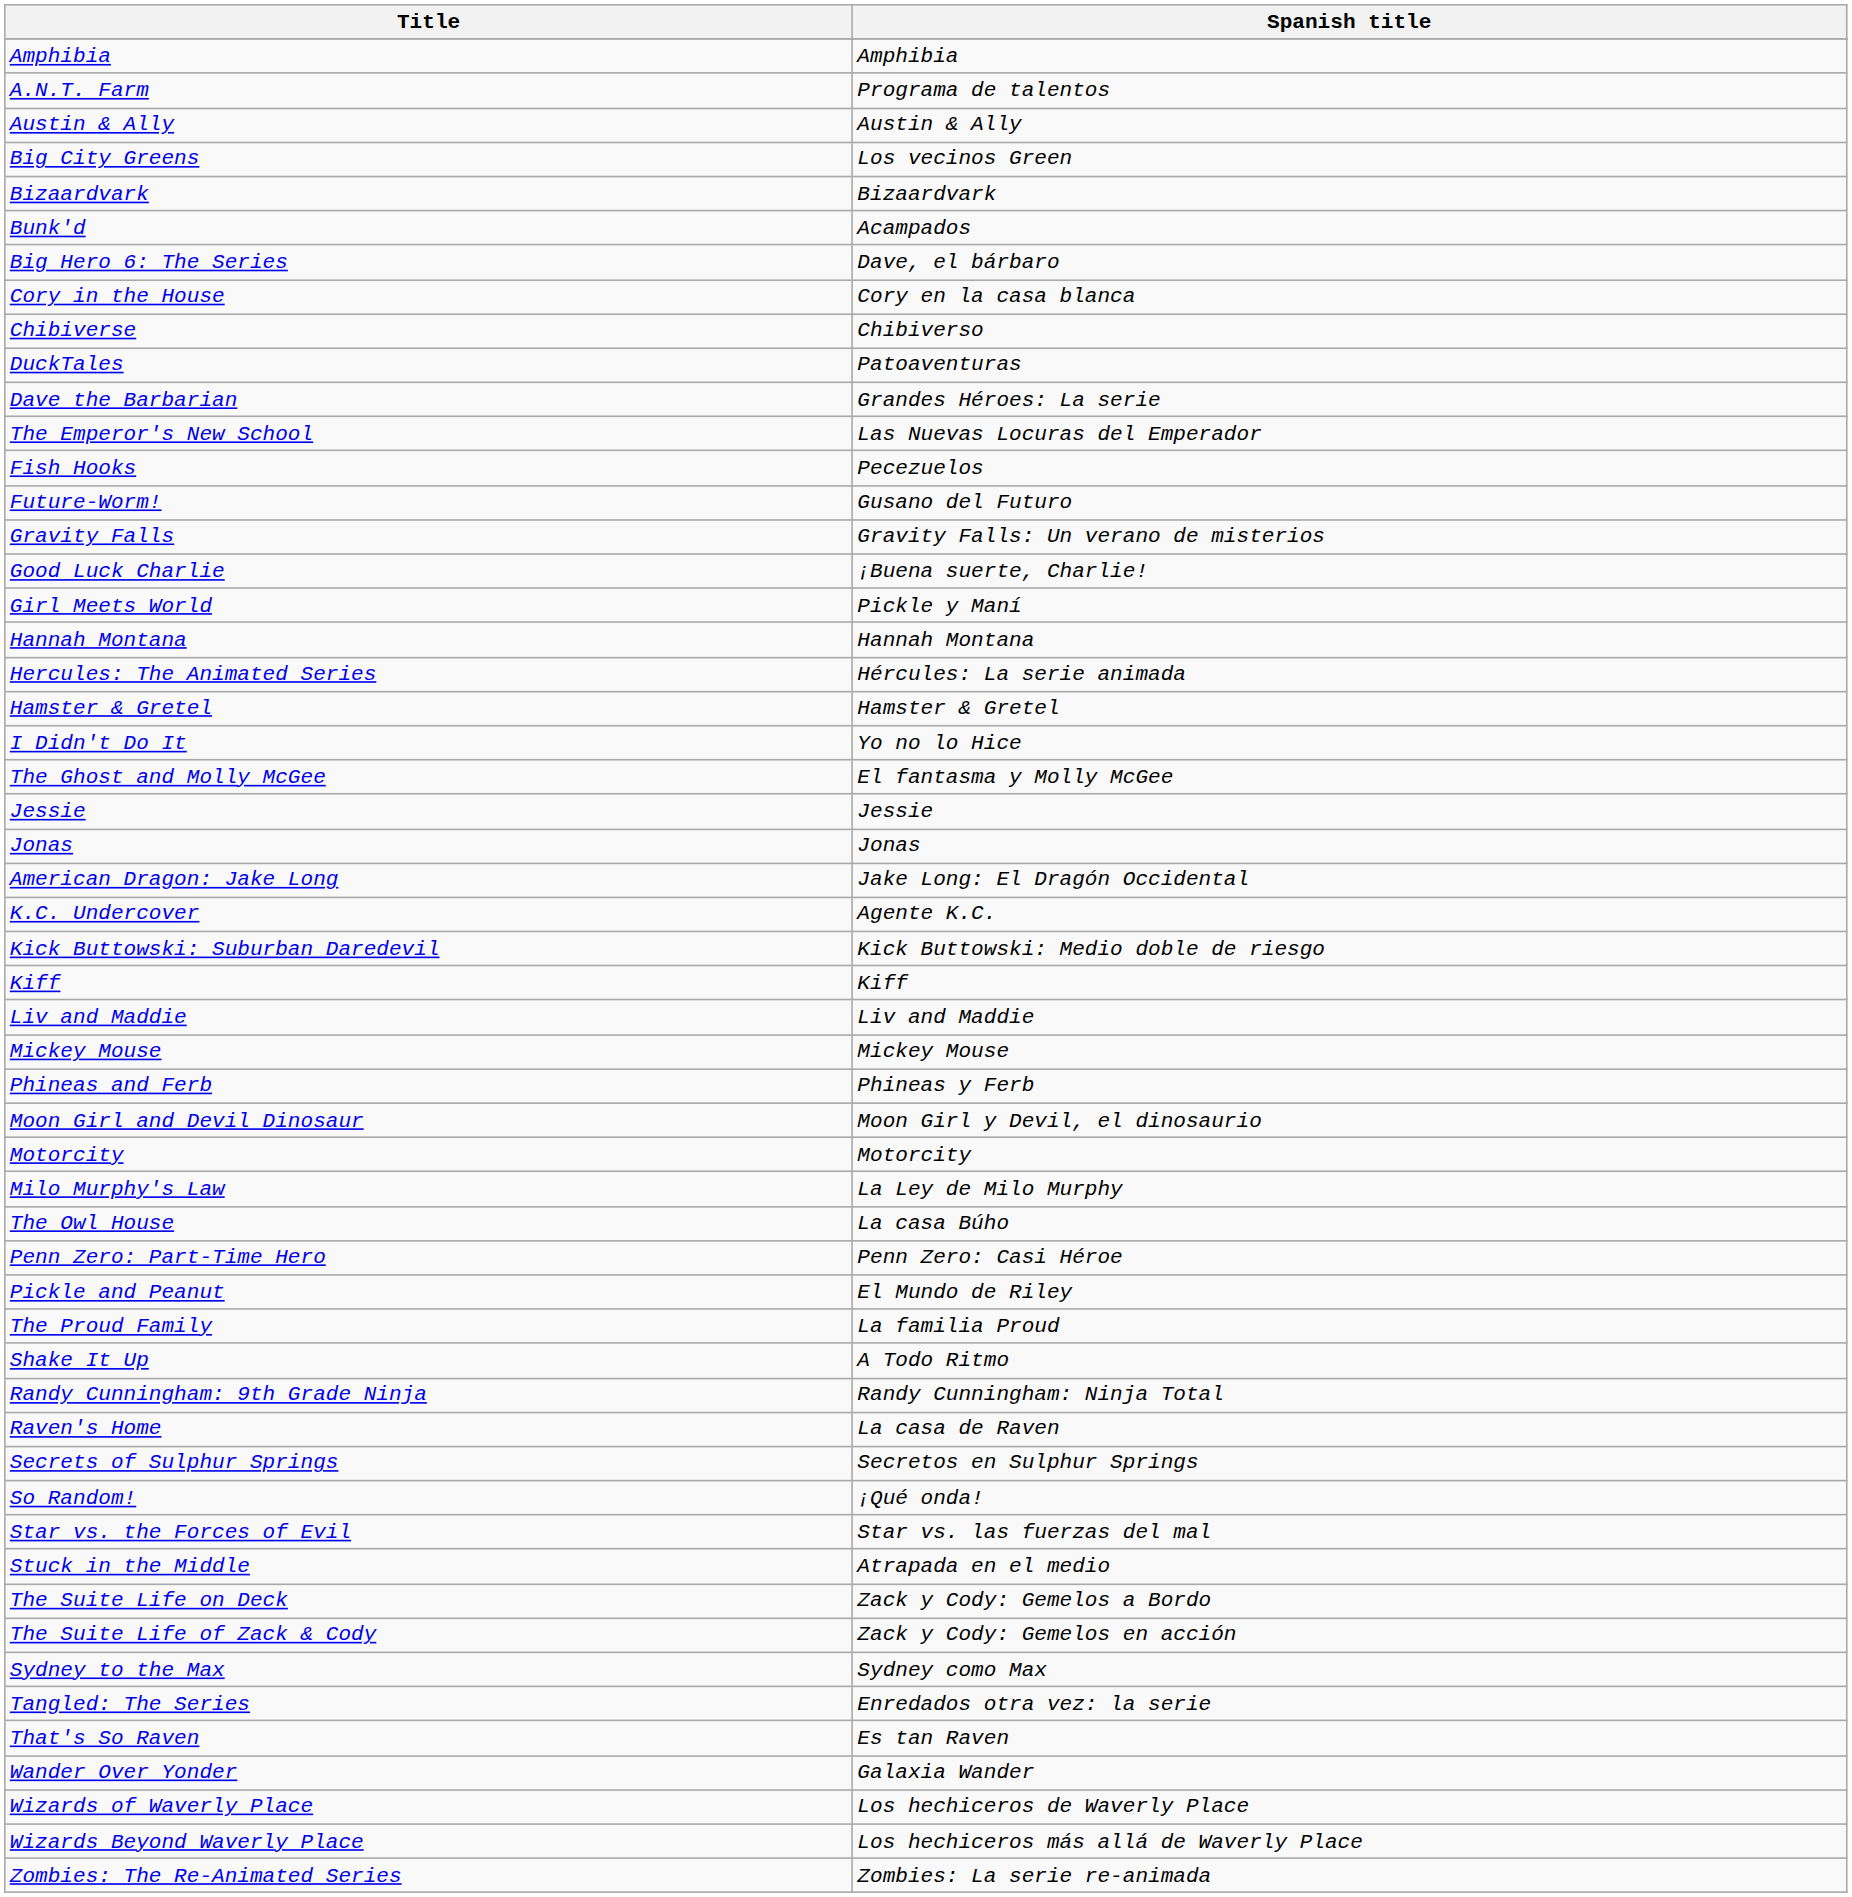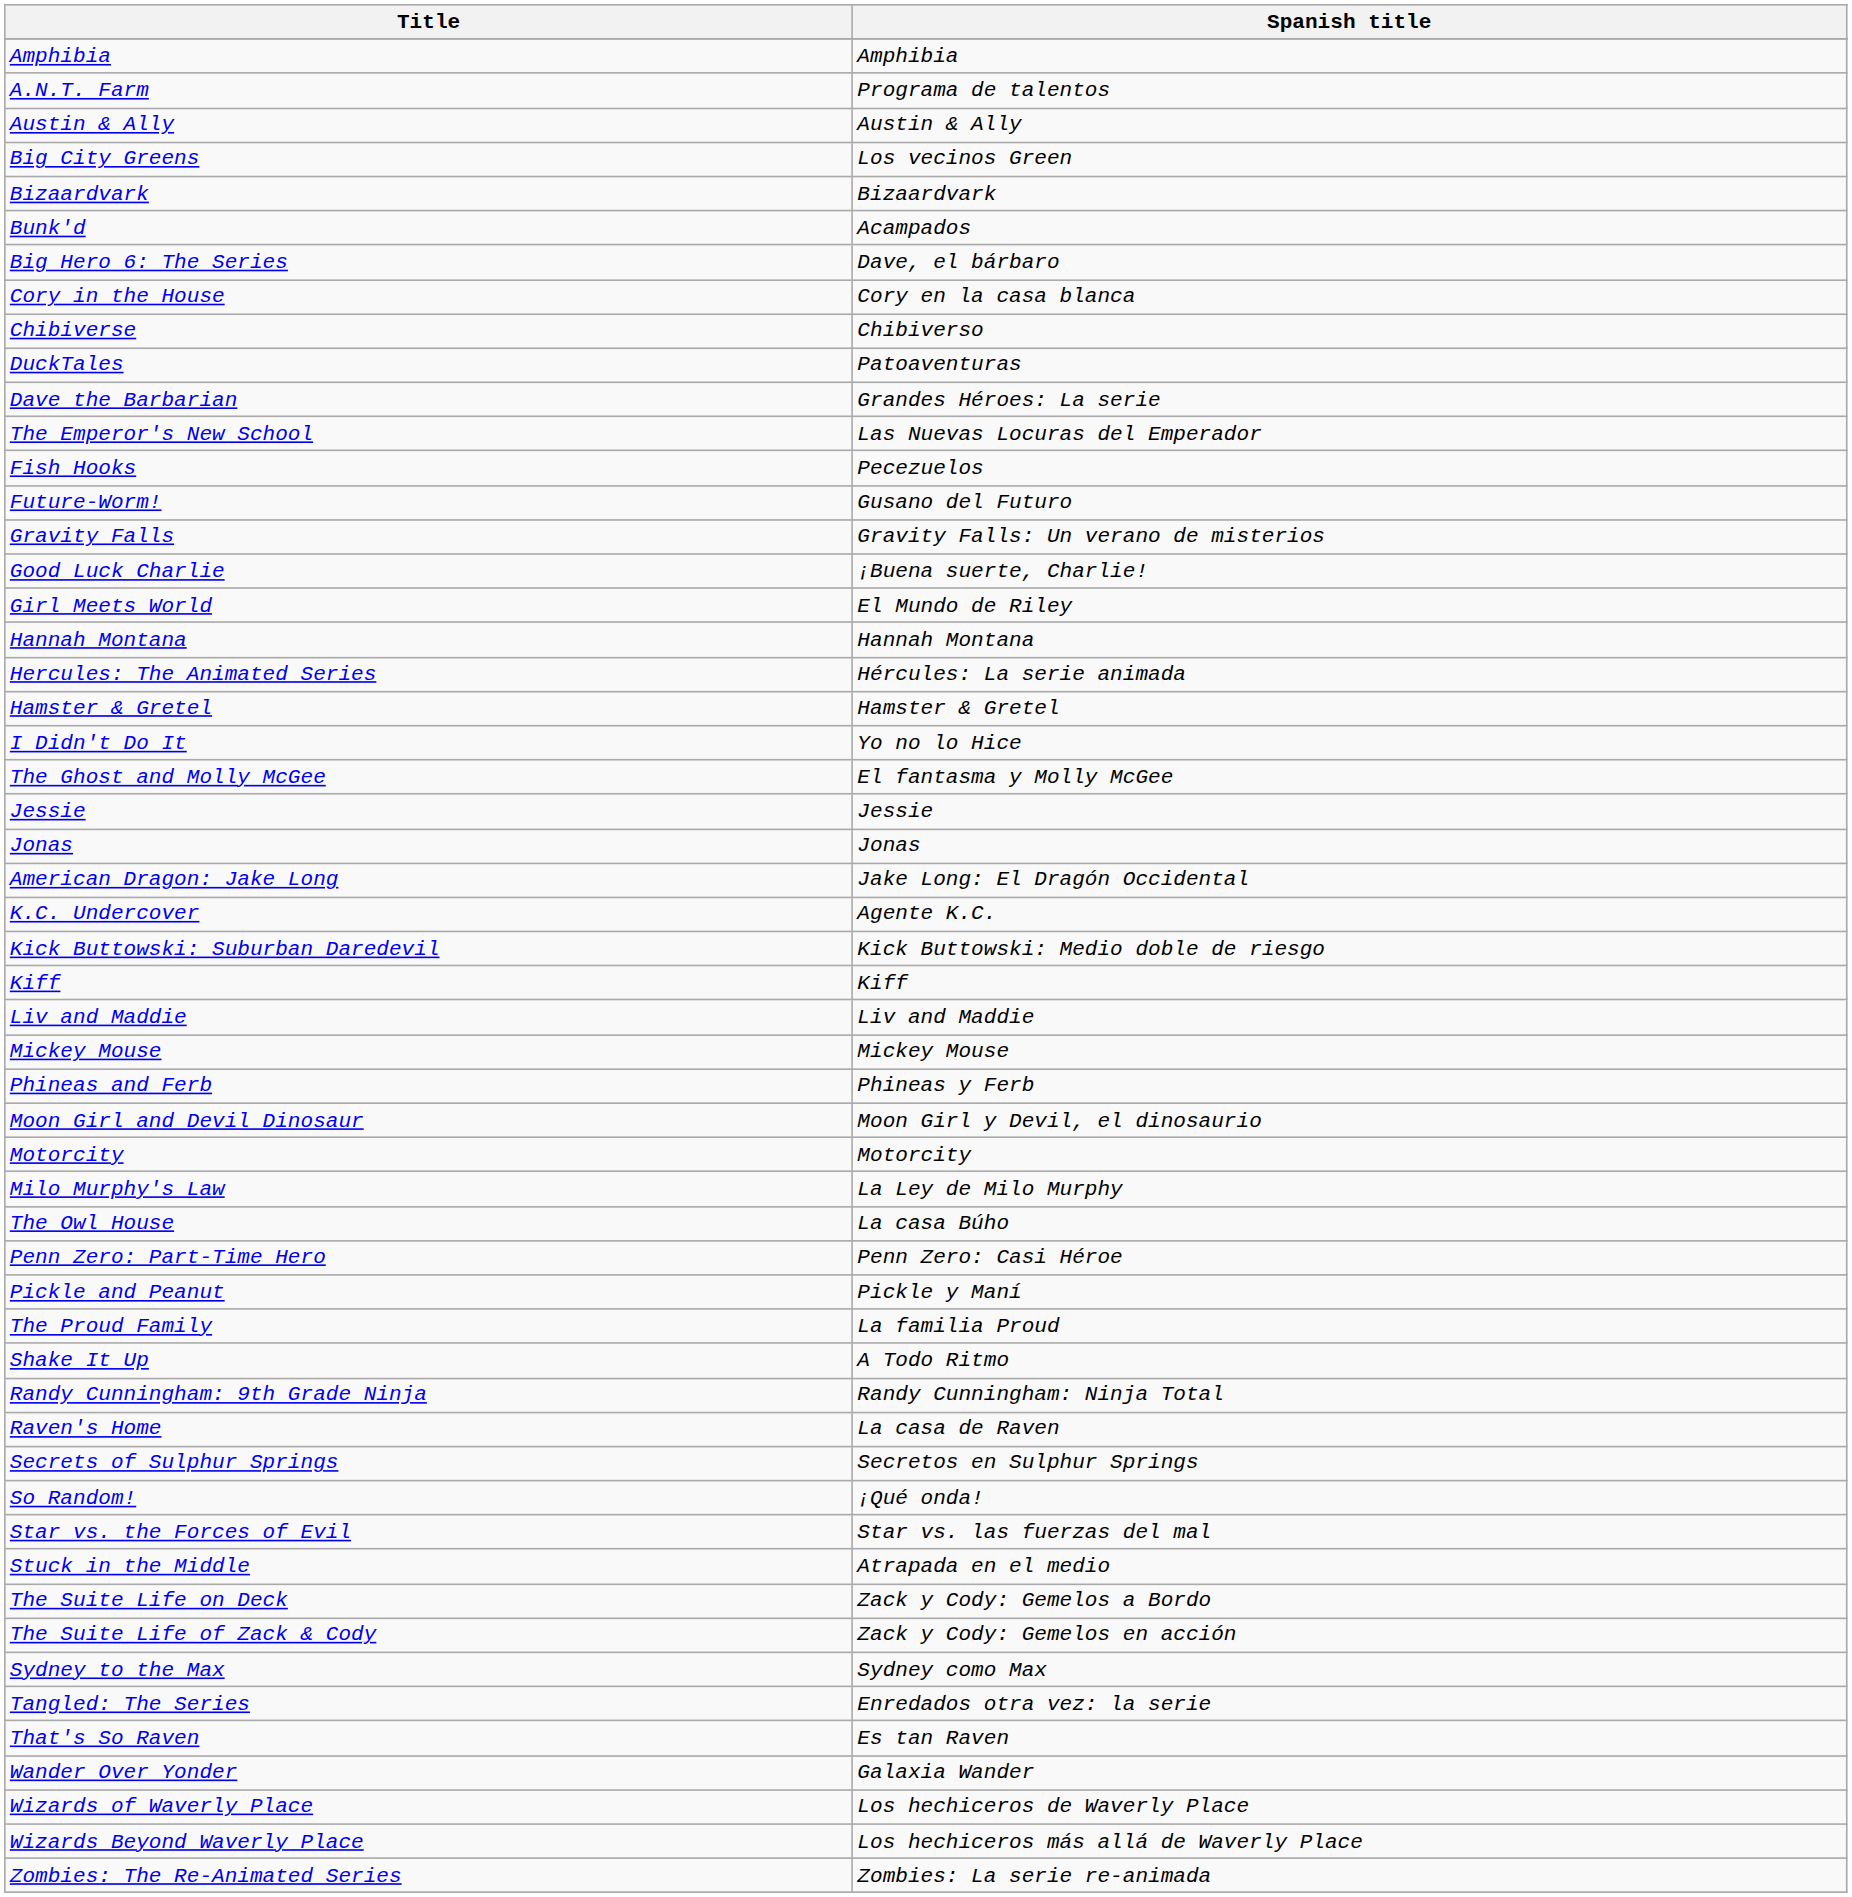(940, 605) Pickle y Maní -> (965, 605) El Mundo de Riley
(965, 1292) El Mundo de Riley -> (940, 1292) Pickle y Maní
